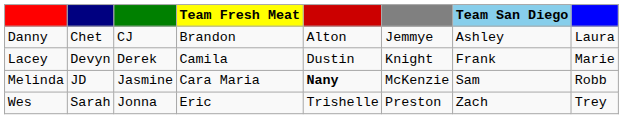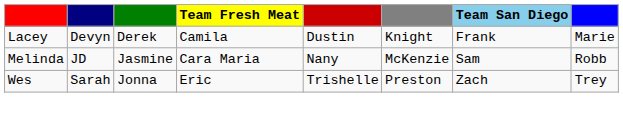- row: (28, 37)
(322, 81) bold -> (322, 59) normal
